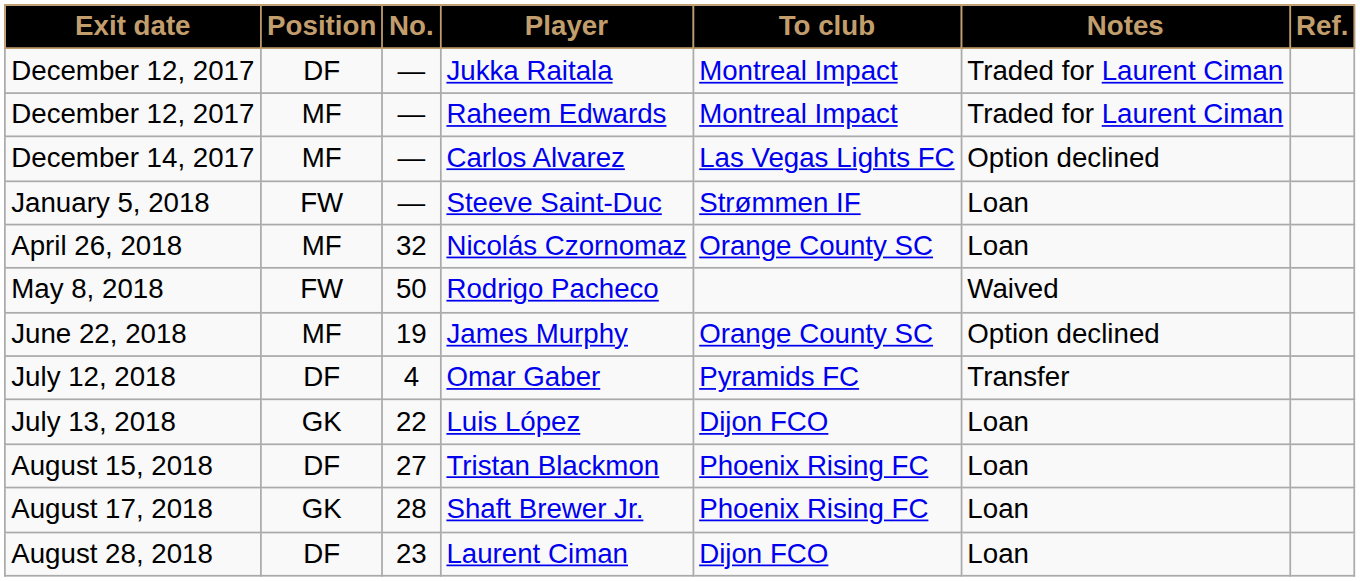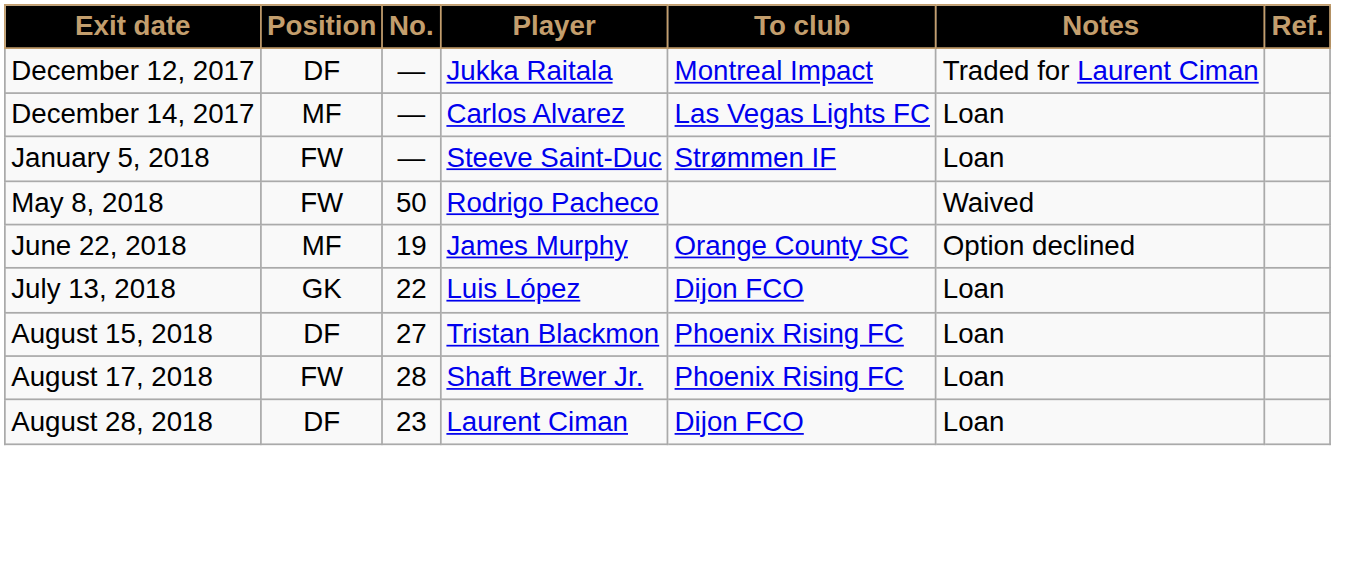- row: (556, 114)
(1064, 158) Option declined -> (974, 114) Loan
- row: (566, 245)
- row: (523, 377)
(322, 509) GK -> (322, 377) FW
